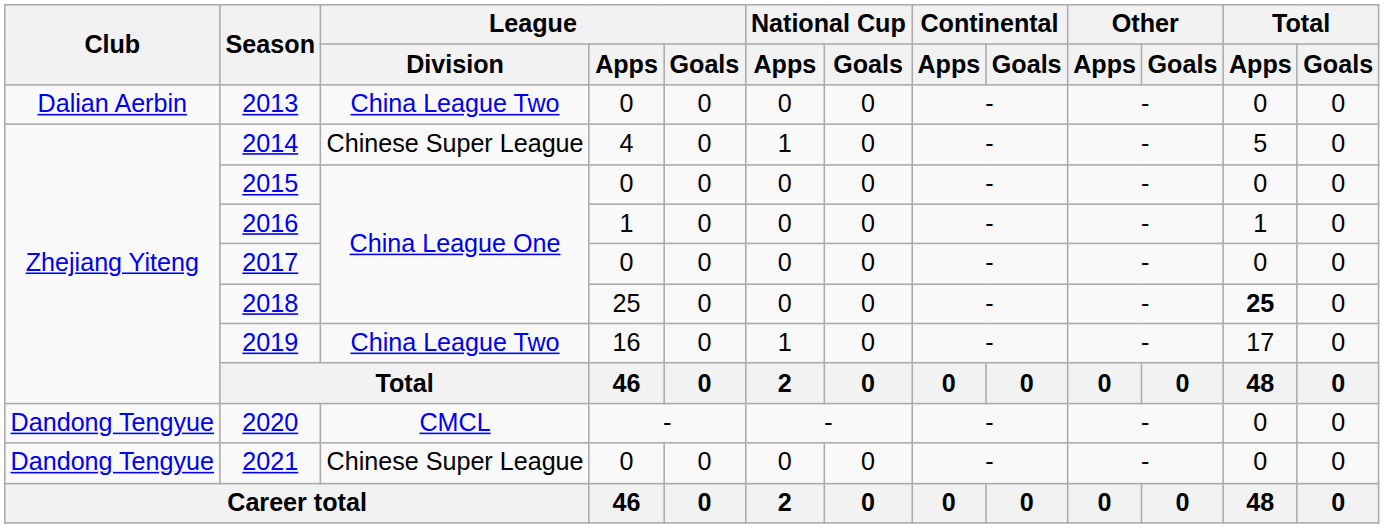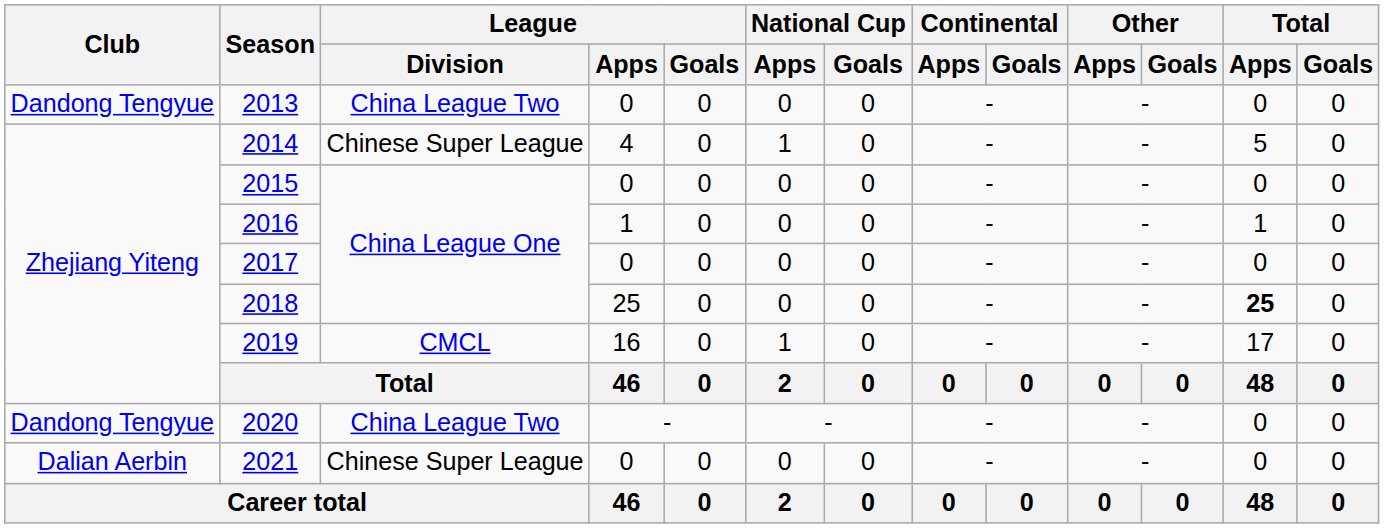(112, 104) Dalian Aerbin -> (112, 104) Dandong Tengyue
(455, 343) China League Two -> (455, 343) CMCL
(455, 422) CMCL -> (455, 422) China League Two
(112, 462) Dandong Tengyue -> (112, 462) Dalian Aerbin
